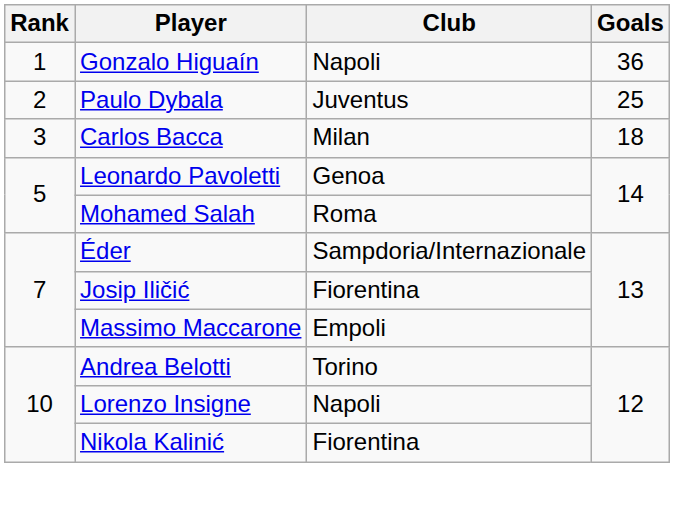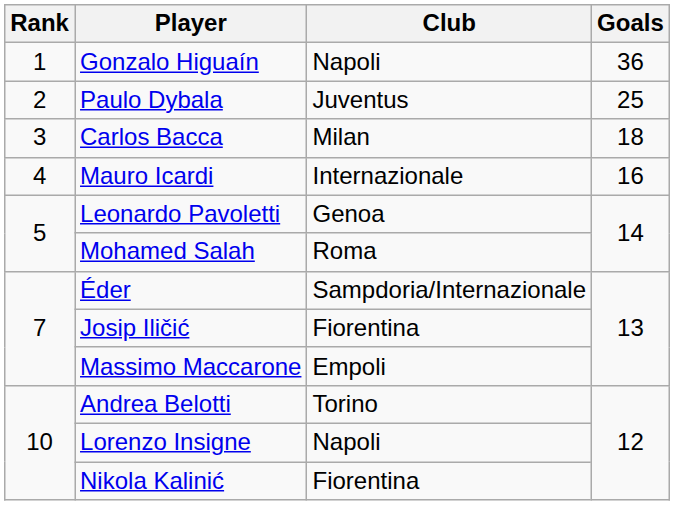+ row: (147, 175)
